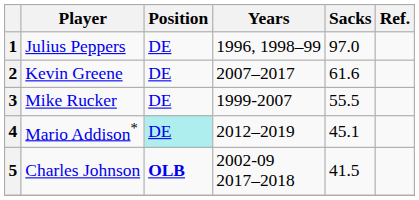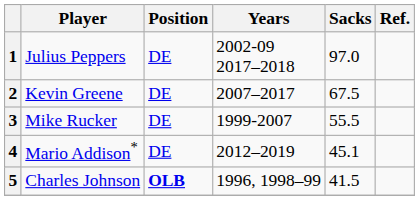(269, 45) 1996, 1998–99 -> (256, 55) 2002-09 2017–2018
(344, 73) 61.6 -> (344, 93) 67.5
(160, 131) paleturquoise background -> (160, 150) no background
(256, 171) 2002-09 2017–2018 -> (269, 180) 1996, 1998–99
